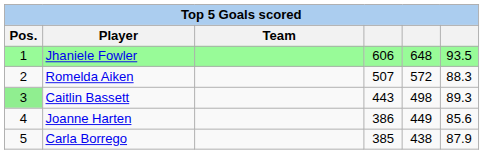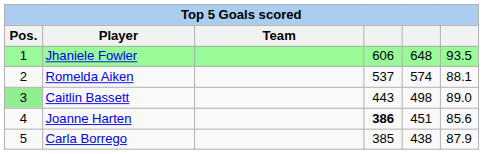(383, 77) 507 -> (383, 77) 537
(421, 77) 572 -> (421, 77) 574
(459, 77) 88.3 -> (459, 77) 88.1
(459, 98) 89.3 -> (459, 98) 89.0
(383, 119) normal -> (383, 119) bold
(421, 119) 449 -> (421, 119) 451
